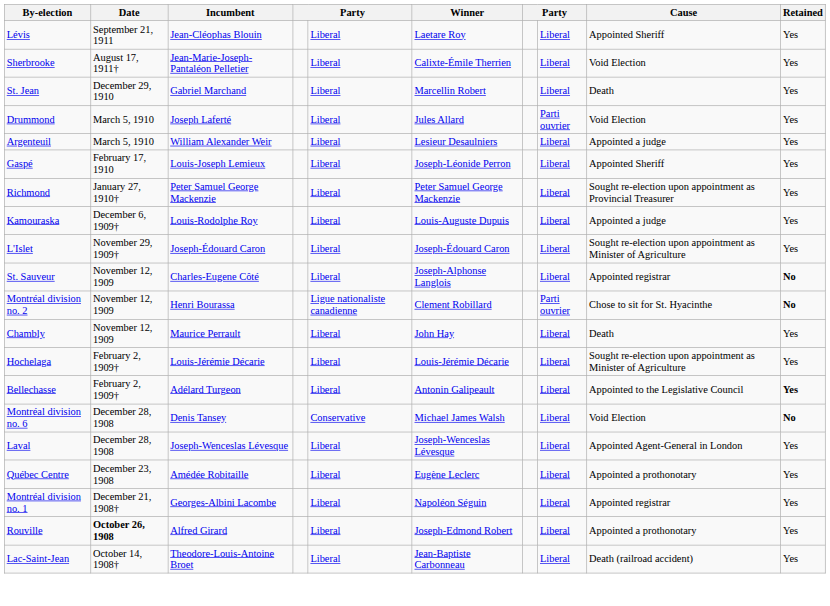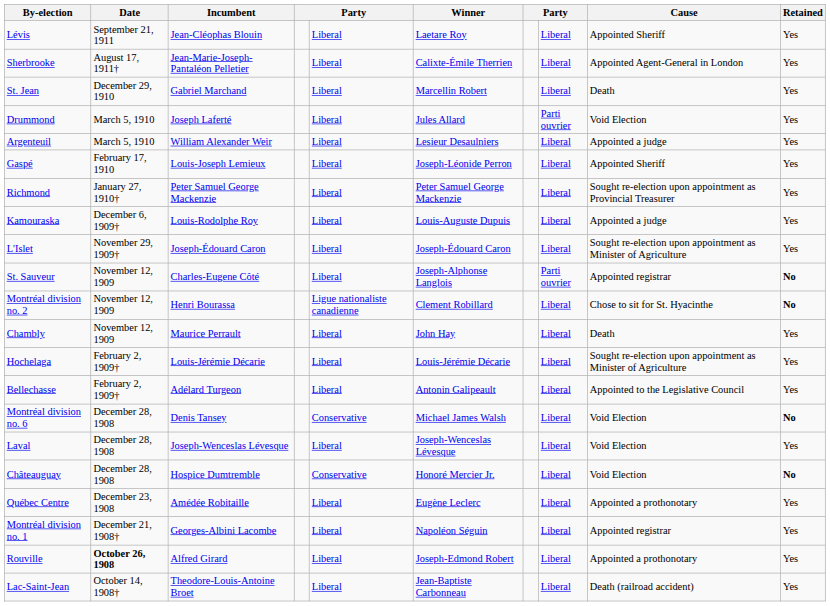(617, 63) Void Election -> (667, 63) Appointed Agent-General in London
(555, 277) Liberal -> (556, 277) Parti ouvrier
(555, 305) Parti ouvrier -> (556, 305) Liberal
(790, 389) bold -> (791, 389) normal
(666, 446) Appointed Agent-General in London -> (618, 446) Void Election
+ row: (34, 474)
